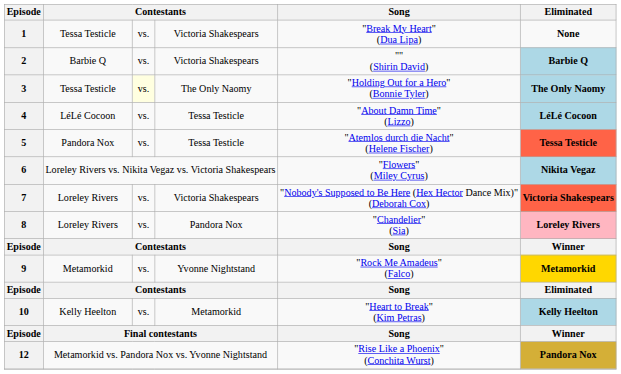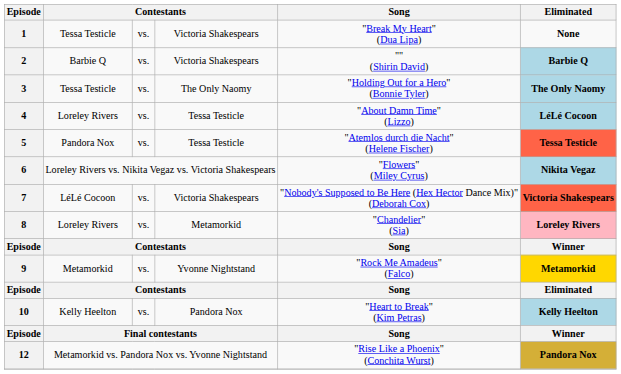(144, 88) lightyellow background -> (144, 88) no background
(88, 116) LéLé Cocoon -> (88, 116) Loreley Rivers
(88, 198) Loreley Rivers -> (88, 198) LéLé Cocoon
(216, 225) Pandora Nox -> (216, 225) Metamorkid
(216, 312) Metamorkid -> (216, 312) Pandora Nox
